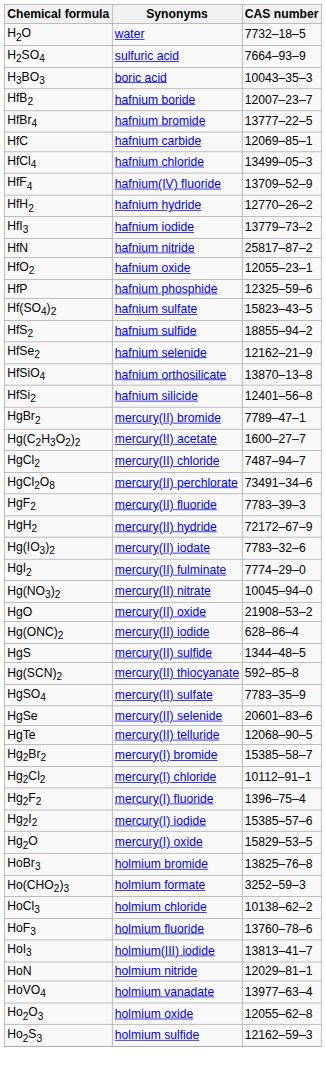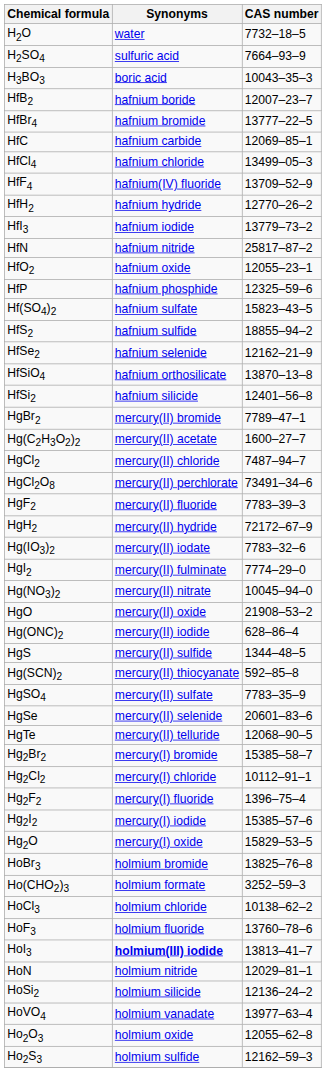(165, 951) normal -> (169, 951) bold
+ row: (23, 992)
